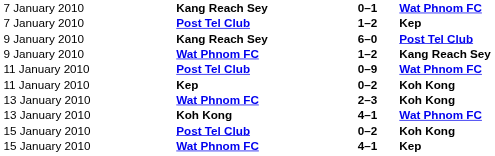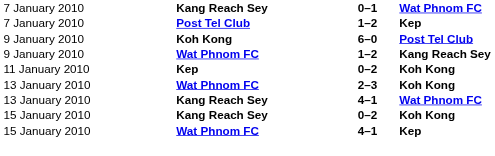(222, 39) Kang Reach Sey -> (204, 39) Koh Kong
- row: (47, 69)
(204, 115) Koh Kong -> (222, 100) Kang Reach Sey
(213, 130) Post Tel Club -> (222, 115) Kang Reach Sey
